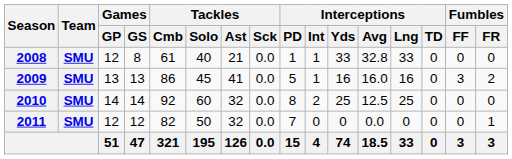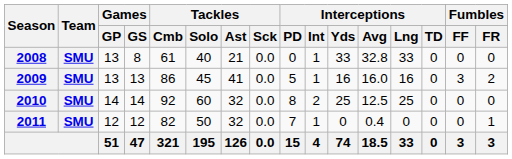(112, 57) 12 -> (112, 57) 13
(293, 57) 1 -> (293, 57) 0
(316, 121) 0 -> (316, 121) 1
(375, 121) 0.0 -> (375, 121) 0.4
